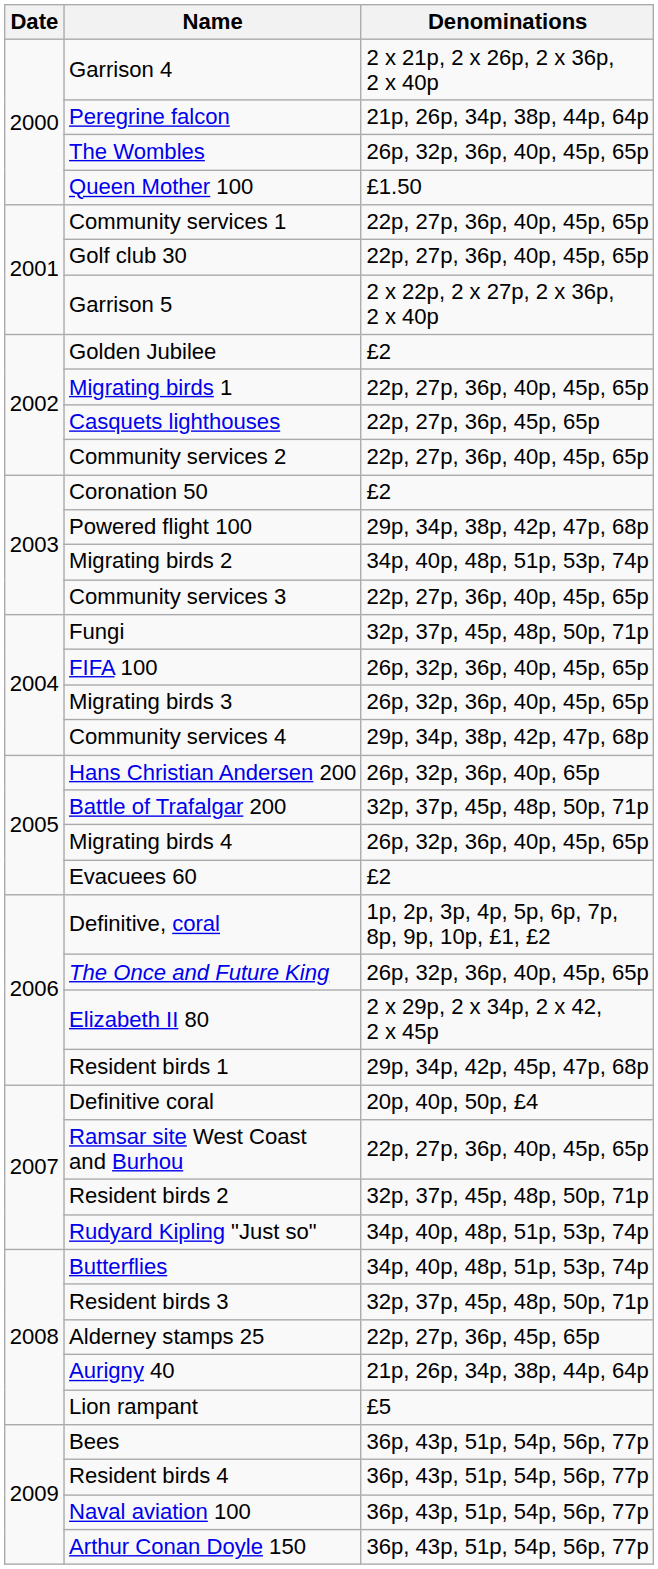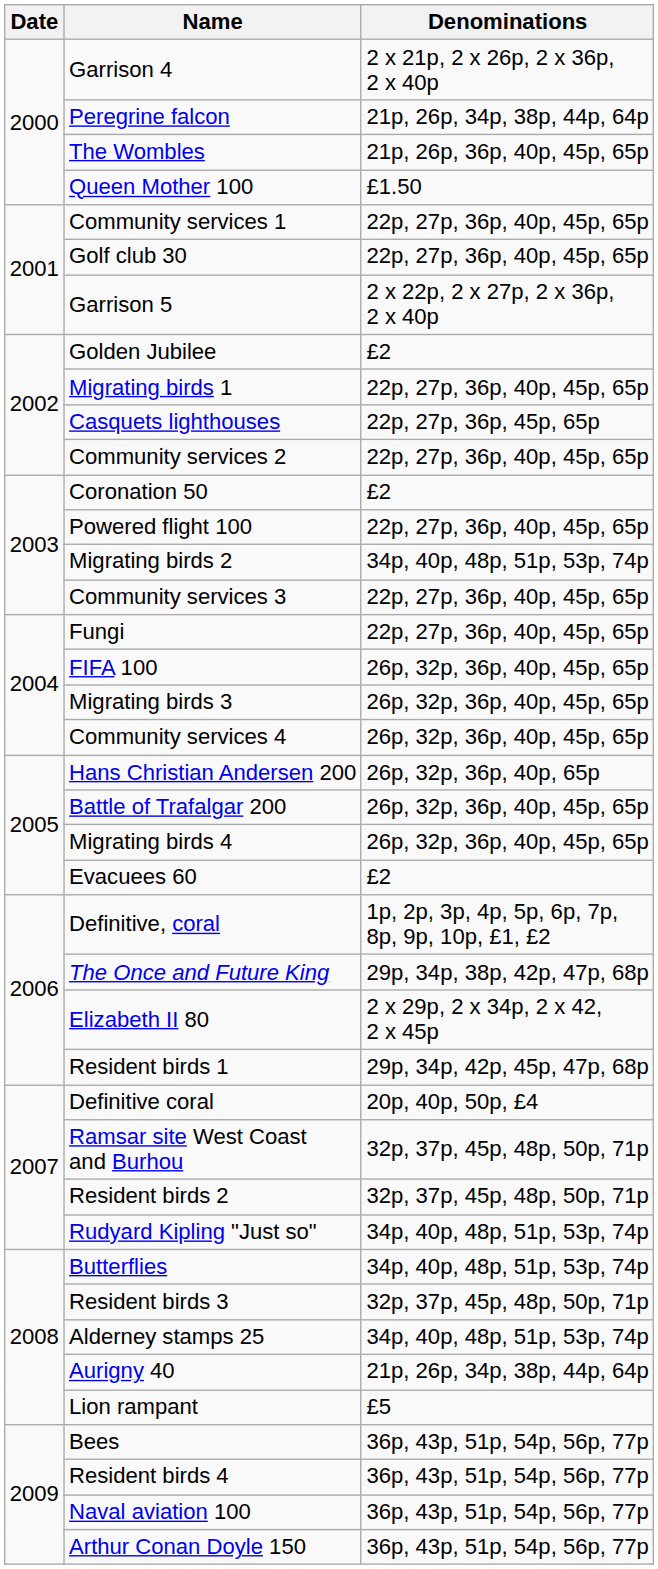(508, 151) 26p, 32p, 36p, 40p, 45p, 65p -> (508, 151) 21p, 26p, 36p, 40p, 45p, 65p
(508, 526) 29p, 34p, 38p, 42p, 47p, 68p -> (508, 526) 22p, 27p, 36p, 40p, 45p, 65p
(508, 631) 32p, 37p, 45p, 48p, 50p, 71p -> (508, 631) 22p, 27p, 36p, 40p, 45p, 65p
(508, 737) 29p, 34p, 38p, 42p, 47p, 68p -> (508, 737) 26p, 32p, 36p, 40p, 45p, 65p
(508, 807) 32p, 37p, 45p, 48p, 50p, 71p -> (508, 807) 26p, 32p, 36p, 40p, 45p, 65p
(508, 971) 26p, 32p, 36p, 40p, 45p, 65p -> (508, 971) 29p, 34p, 38p, 42p, 47p, 68p
(508, 1149) 22p, 27p, 36p, 40p, 45p, 65p -> (508, 1149) 32p, 37p, 45p, 48p, 50p, 71p
(483, 1336) 22p, 27p, 36p, 45p, 65p -> (508, 1336) 34p, 40p, 48p, 51p, 53p, 74p
